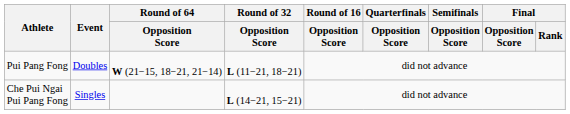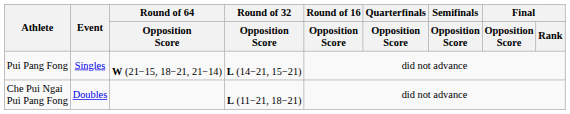(90, 66) Doubles -> (90, 66) Singles
(264, 72) L (11−21, 18−21) -> (264, 72) L (14−21, 15−21)
(90, 95) Singles -> (90, 95) Doubles
(264, 101) L (14−21, 15−21) -> (264, 101) L (11−21, 18−21)
